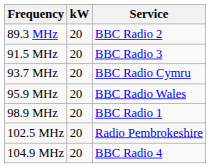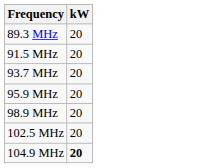- column: (149, 14)
(76, 152) normal -> (76, 152) bold
